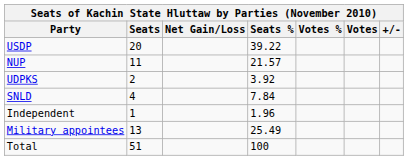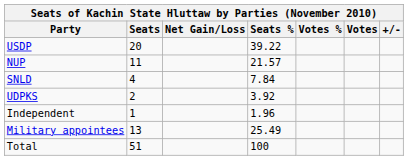rows swapped: (19, 96) <-> (22, 80)
